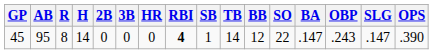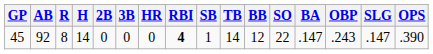(43, 37) 95 -> (43, 37) 92
